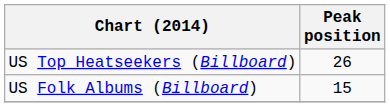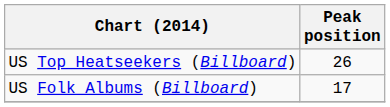(342, 88) 15 -> (342, 88) 17
